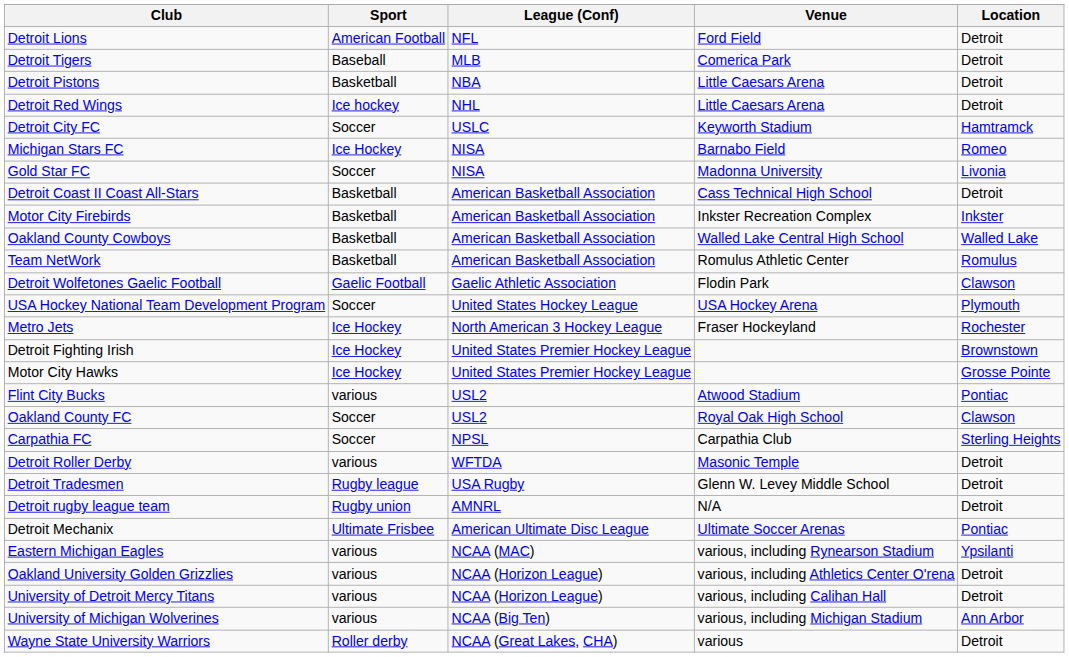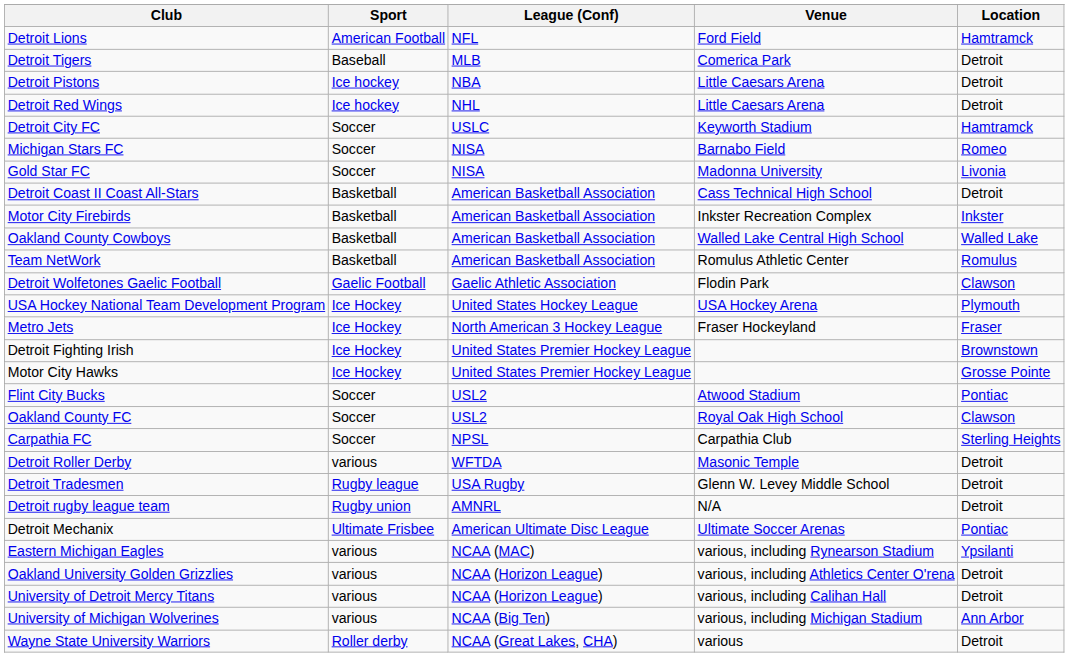(982, 37) Detroit -> (997, 37) Hamtramck
(364, 82) Basketball -> (365, 82) Ice hockey
(366, 149) Ice Hockey -> (354, 149) Soccer
(354, 305) Soccer -> (366, 305) Ice Hockey
(993, 328) Rochester -> (981, 328) Fraser
(354, 395) various -> (354, 395) Soccer
